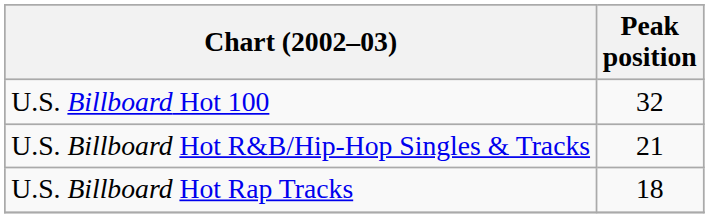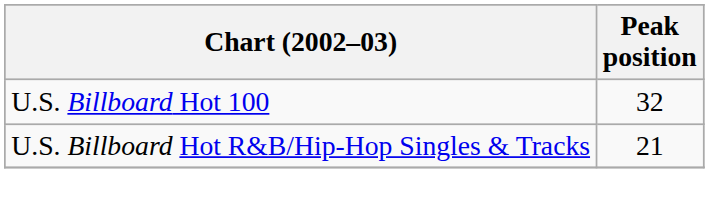- row: (182, 189)
